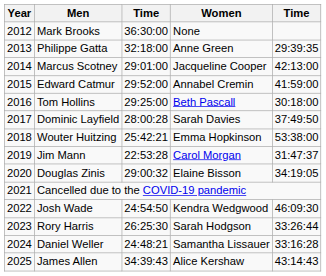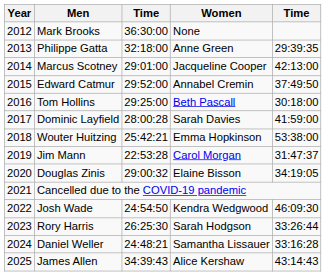(297, 84) 41:59:00 -> (297, 84) 37:49:50
(297, 119) 37:49:50 -> (297, 119) 41:59:00
